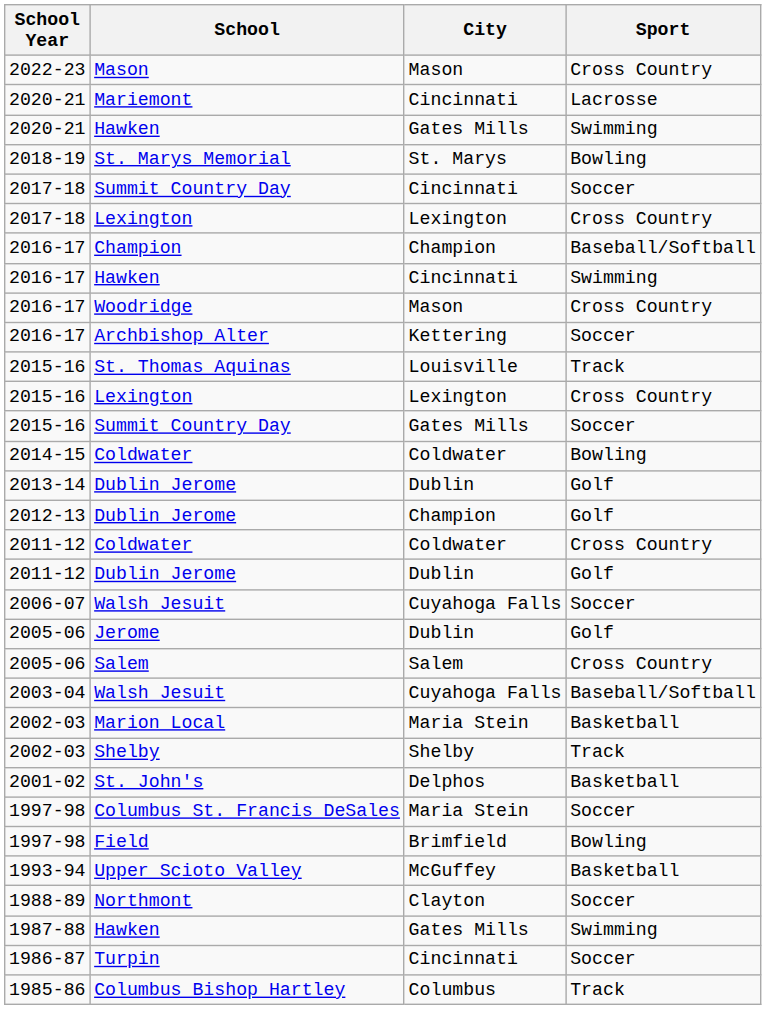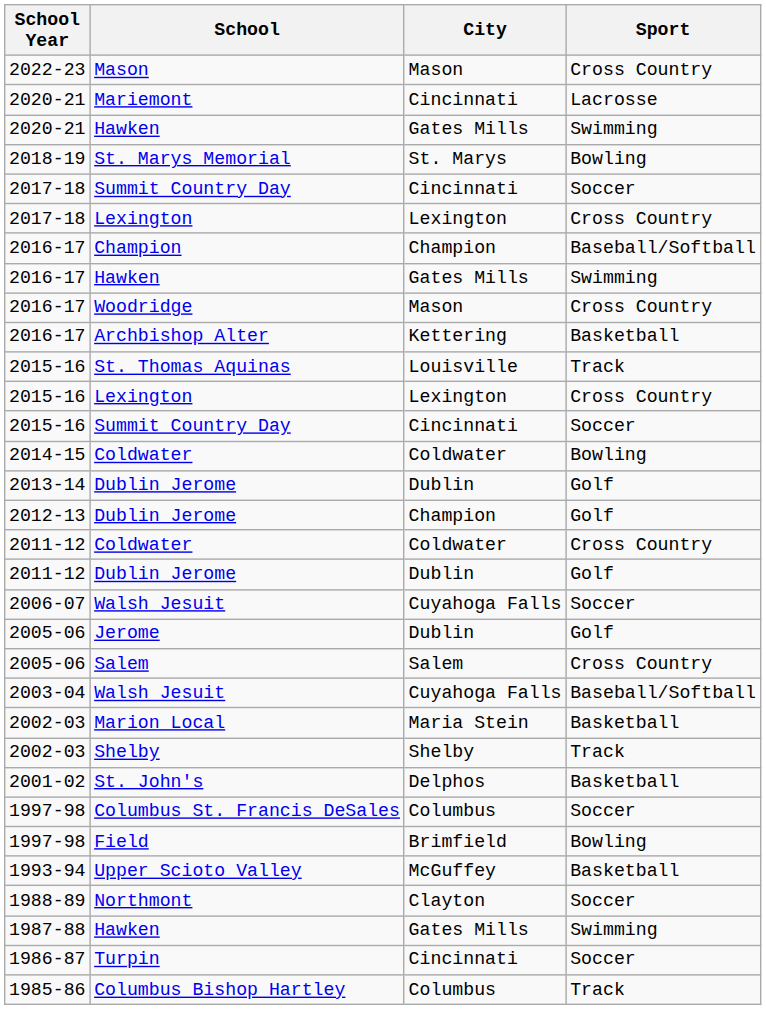(463, 278) Cincinnati -> (469, 278) Gates Mills
(603, 337) Soccer -> (625, 337) Basketball
(469, 426) Gates Mills -> (463, 426) Cincinnati
(469, 812) Maria Stein -> (452, 812) Columbus
